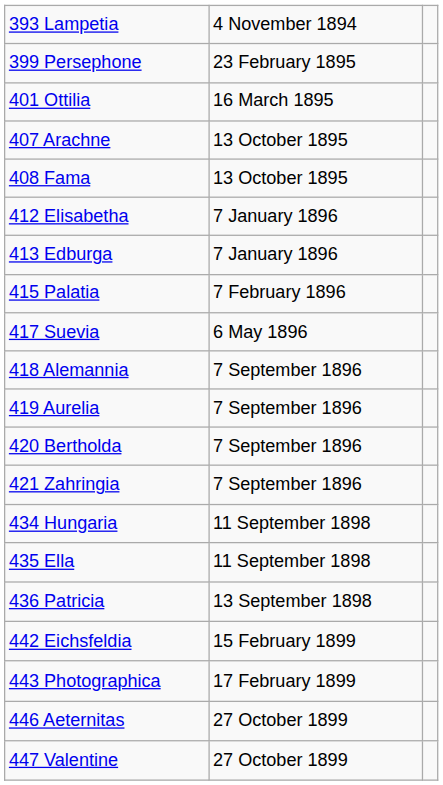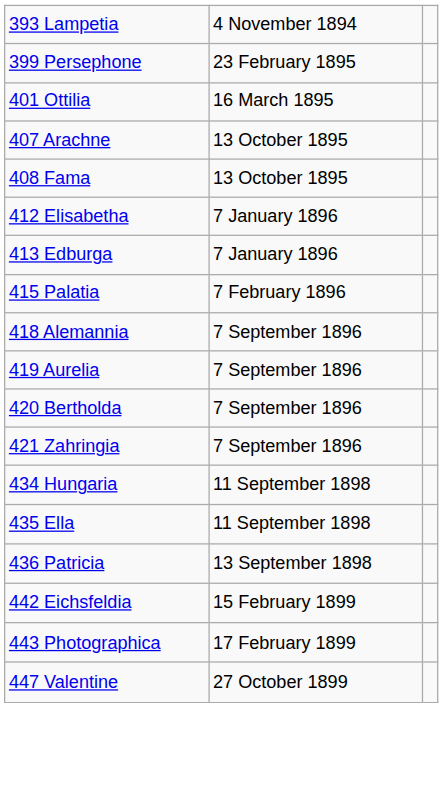- row: (54, 331)
- row: (67, 720)
